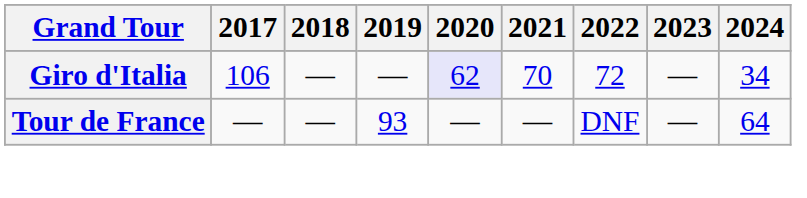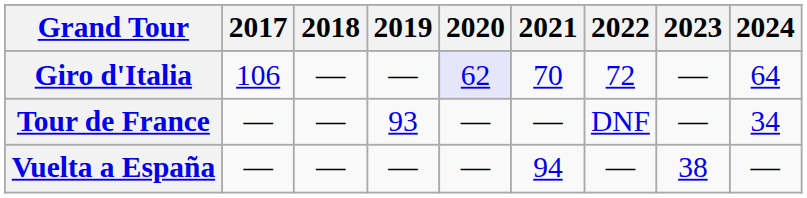(755, 74) 34 -> (765, 74) 64
(755, 121) 64 -> (765, 121) 34
+ row: (113, 167)
